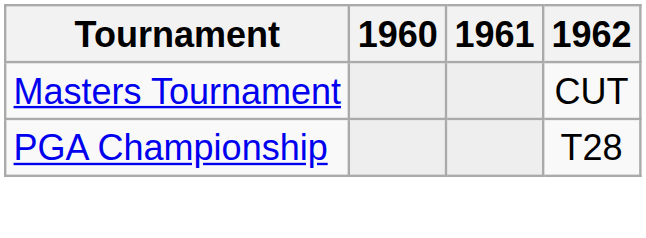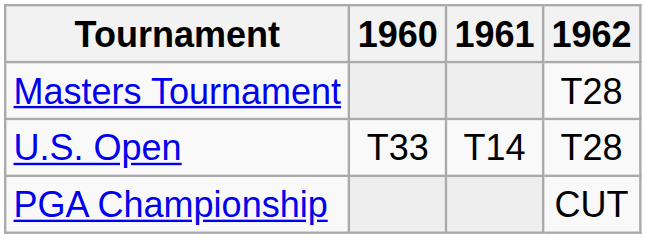(591, 91) CUT -> (591, 91) T28
+ row: (98, 148)
(591, 148) T28 -> (591, 205) CUT
